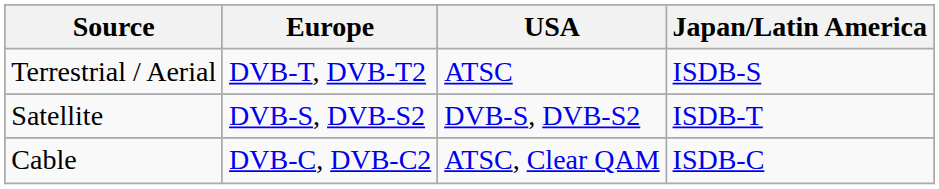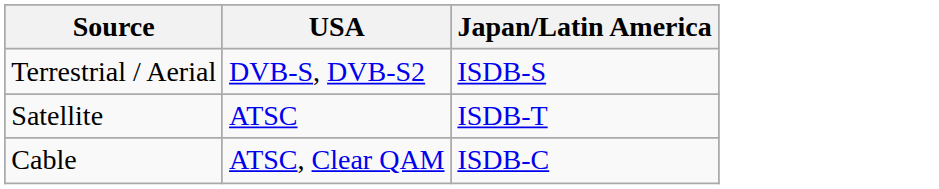- column: (330, 26)
(478, 71) ATSC -> (327, 71) DVB-S, DVB-S2
(542, 115) DVB-S, DVB-S2 -> (263, 115) ATSC
